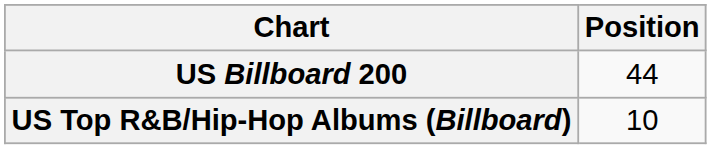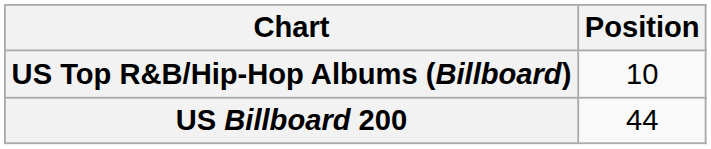rows swapped: (291, 73) <-> (291, 119)
